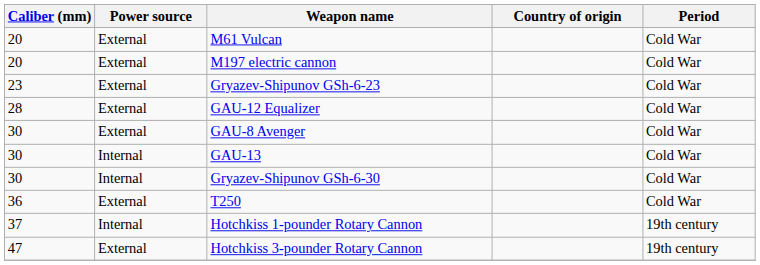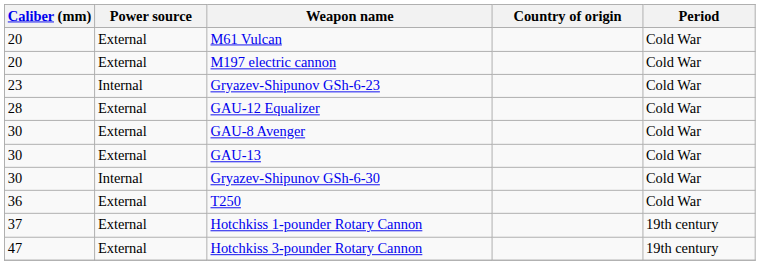(122, 85) External -> (120, 85) Internal
(120, 155) Internal -> (122, 155) External
(120, 224) Internal -> (122, 224) External
